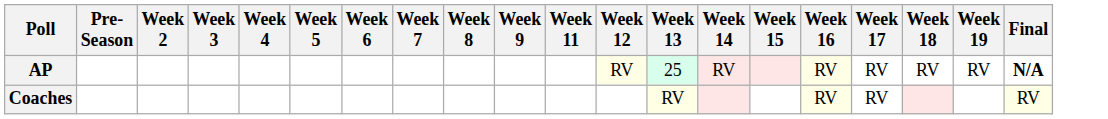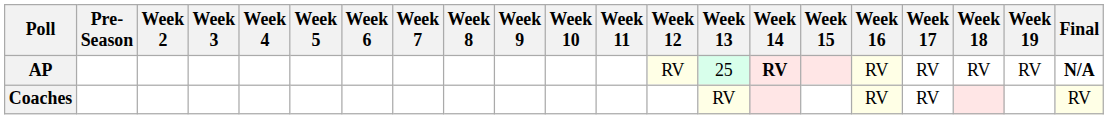+ column: (571, 30)
(724, 70) normal -> (775, 70) bold
